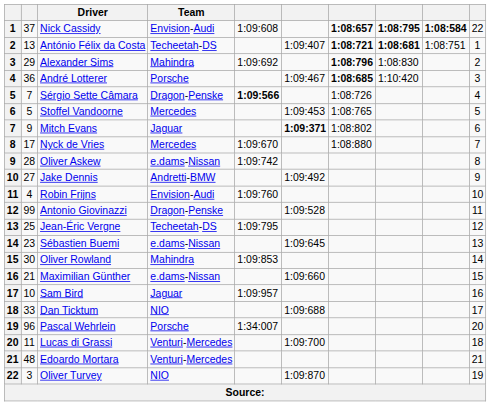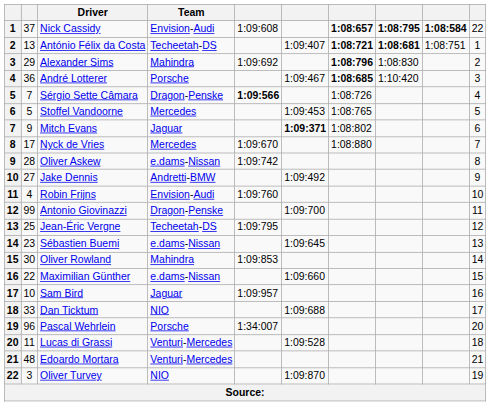(305, 210) 1:09:528 -> (305, 210) 1:09:700
(29, 276) 21 -> (29, 276) 22
(305, 342) 1:09:700 -> (305, 342) 1:09:528
